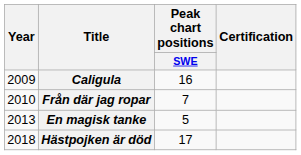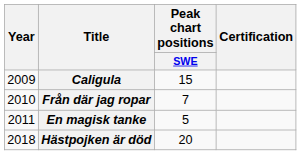(185, 79) 16 -> (185, 79) 15
(21, 120) 2013 -> (21, 120) 2011
(185, 140) 17 -> (185, 140) 20
